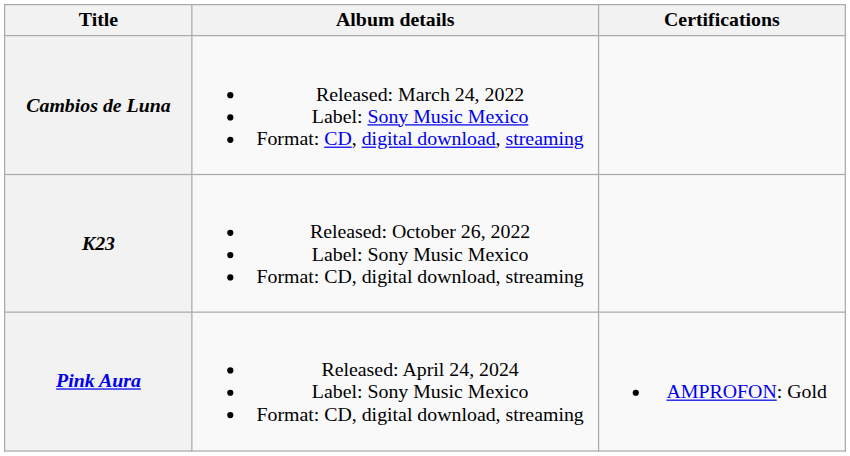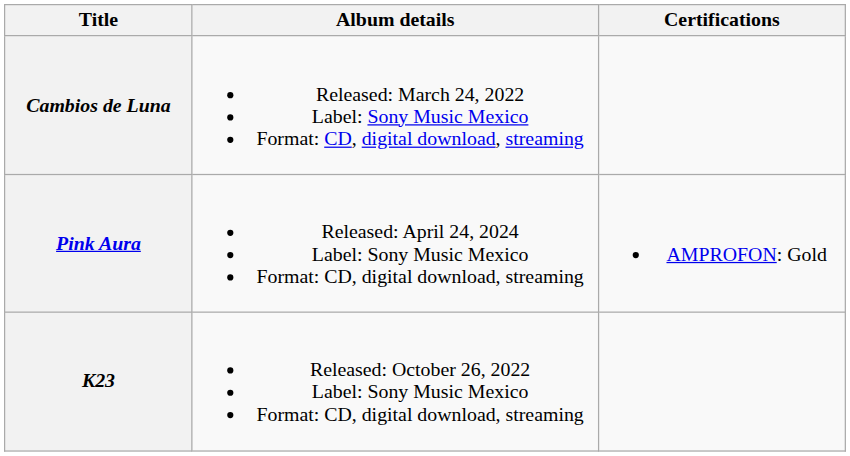rows swapped: (98, 243) <-> (98, 381)
